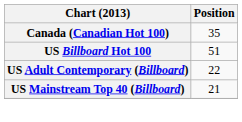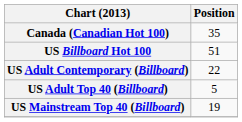+ row: (98, 88)
(214, 88) 21 -> (214, 107) 19
